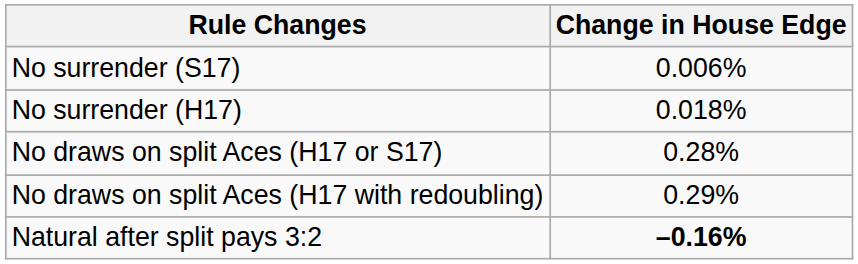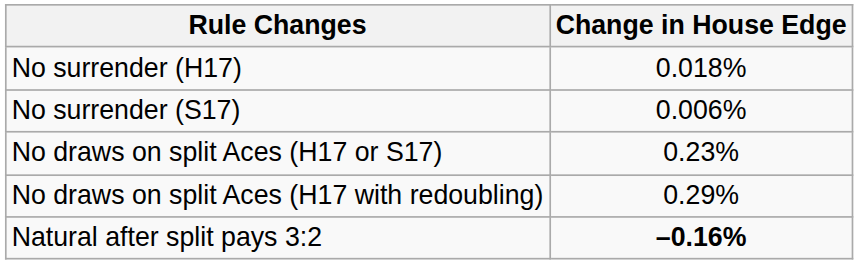rows swapped: (127, 110) <-> (126, 68)
(701, 152) 0.28% -> (701, 152) 0.23%
